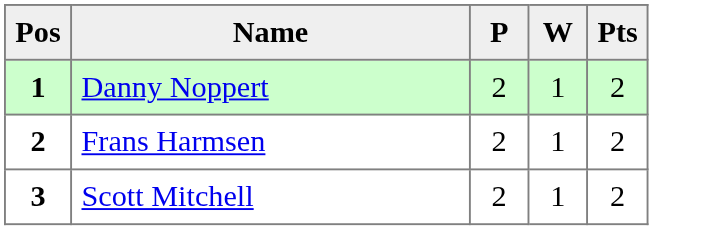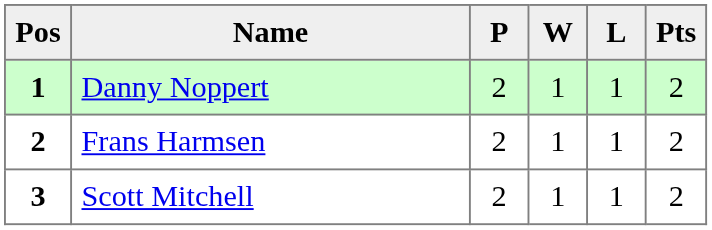+ column: (616, 31)
